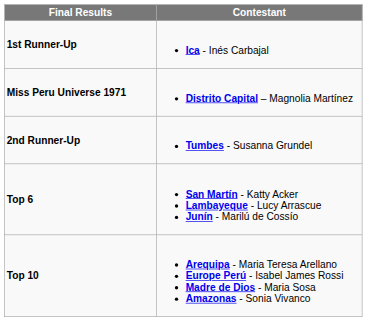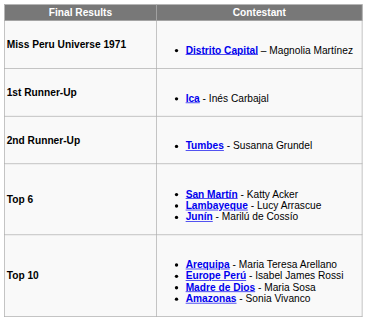rows swapped: (66, 92) <-> (42, 45)
